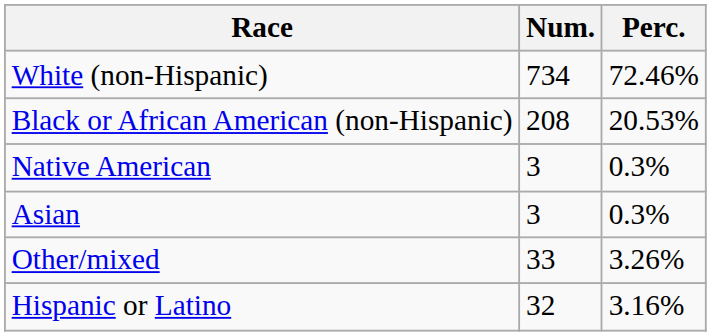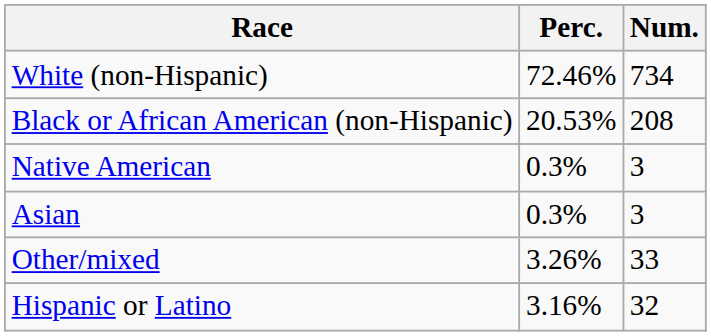columns swapped: (561, 27) <-> (654, 27)
